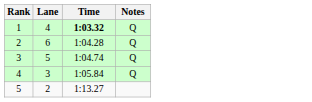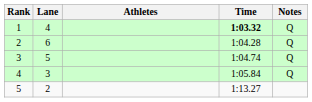+ column: (141, 12)
